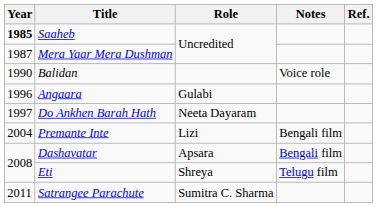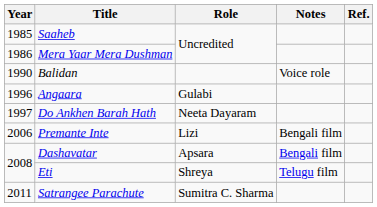(20, 34) bold -> (20, 34) normal
(20, 53) 1987 -> (20, 53) 1986
(20, 133) 2004 -> (20, 133) 2006
